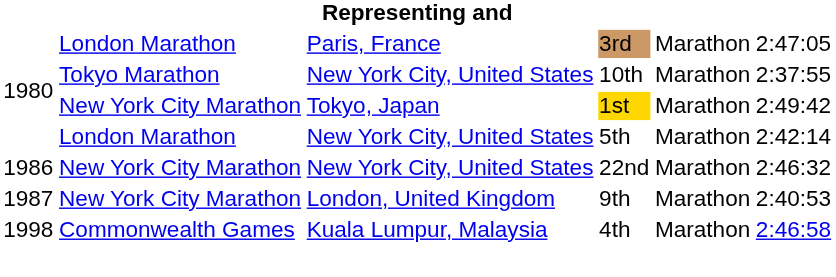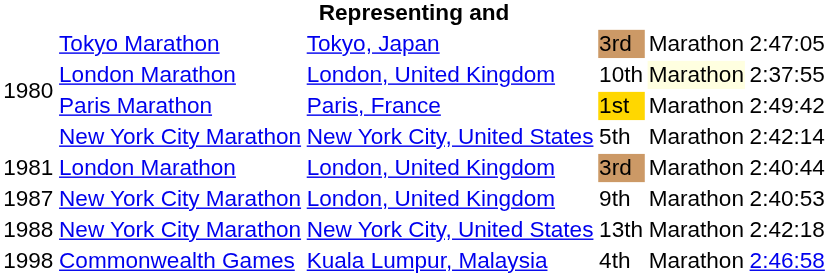(147, 43) London Marathon -> (139, 43) Tokyo Marathon
(374, 43) Paris, France -> (373, 43) Tokyo, Japan
(139, 74) Tokyo Marathon -> (147, 74) London Marathon
(450, 74) New York City, United States -> (431, 74) London, United Kingdom
(703, 74) no background -> (696, 74) lightyellow background
(180, 105) New York City Marathon -> (136, 105) Paris Marathon
(373, 105) Tokyo, Japan -> (374, 105) Paris, France
(147, 136) London Marathon -> (180, 136) New York City Marathon
+ row: (28, 167)
- row: (28, 167)
+ row: (28, 229)
